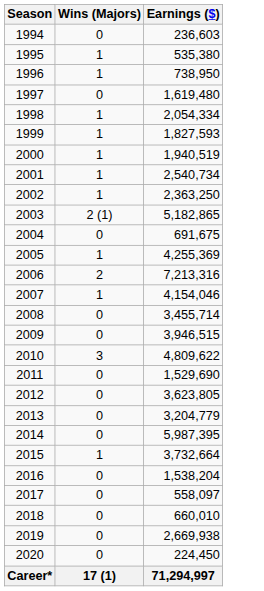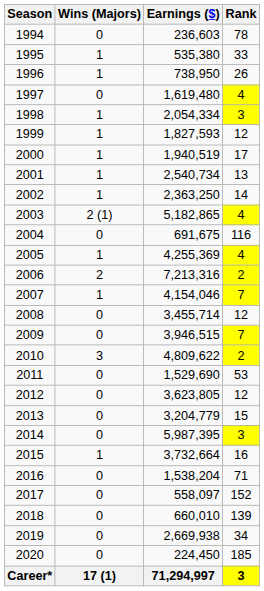+ column: (241, 14)
